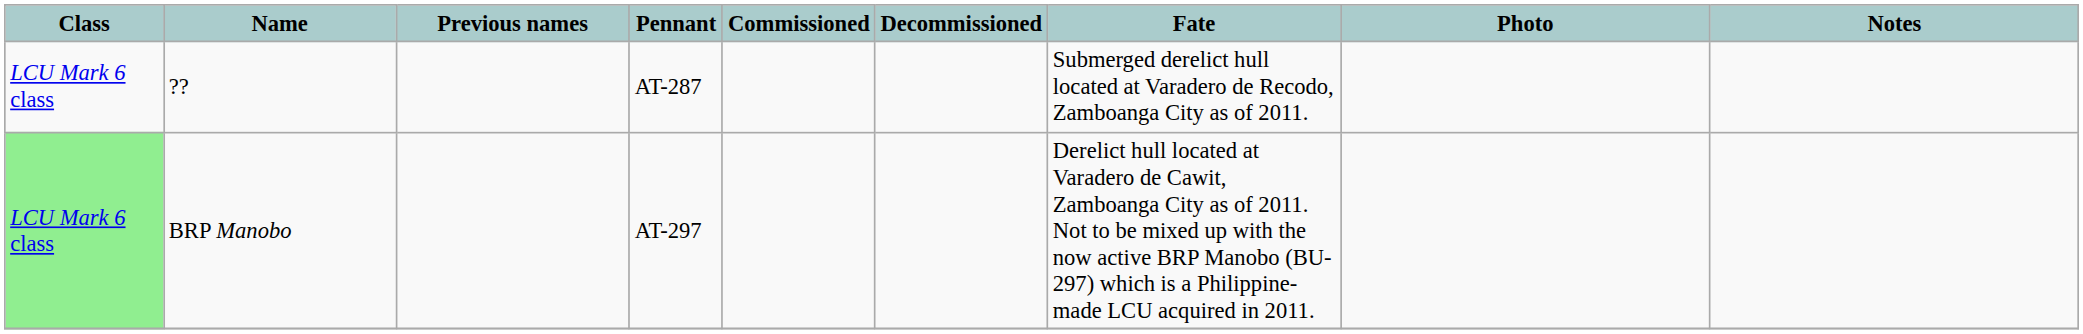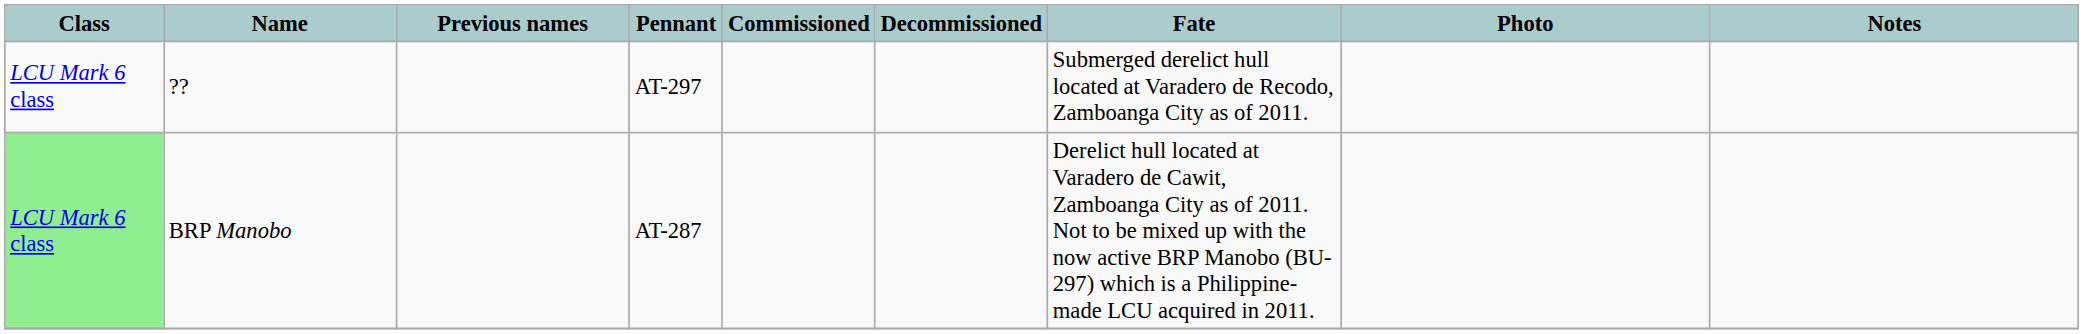(668, 86) AT-287 -> (668, 86) AT-297
(668, 230) AT-297 -> (668, 230) AT-287
